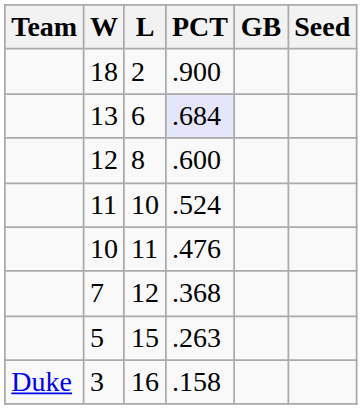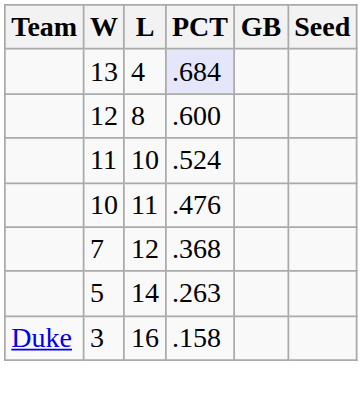- row: (104, 71)
(138, 115) 6 -> (138, 71) 4
(145, 337) 15 -> (145, 293) 14
